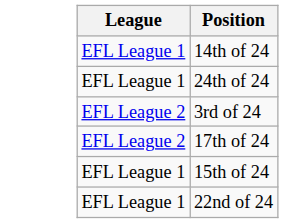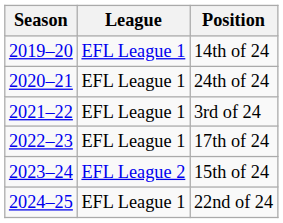+ column: (41, 20)
(133, 111) EFL League 2 -> (133, 111) EFL League 1
(133, 141) EFL League 2 -> (133, 141) EFL League 1
(133, 171) EFL League 1 -> (133, 171) EFL League 2
